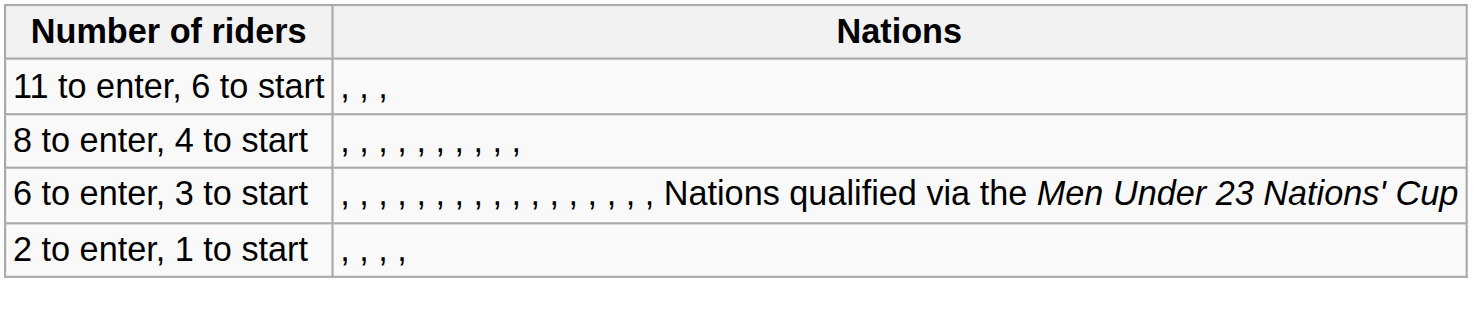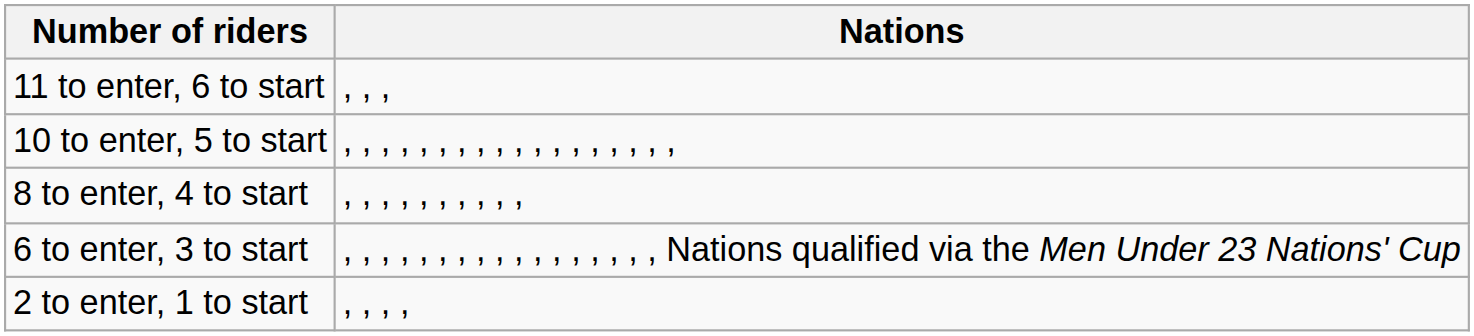+ row: (170, 140)
